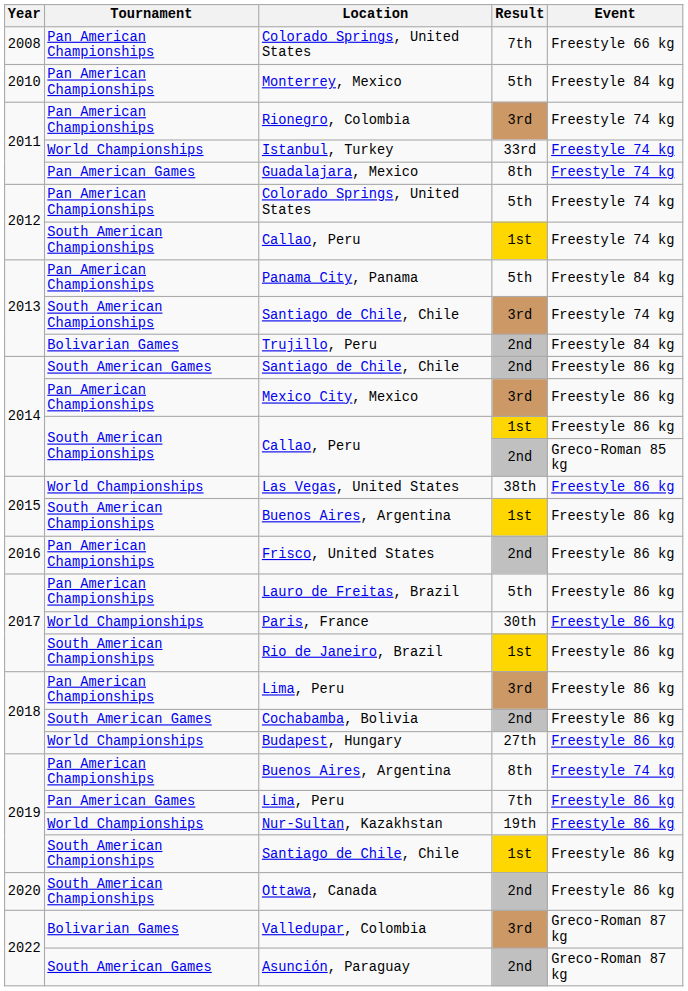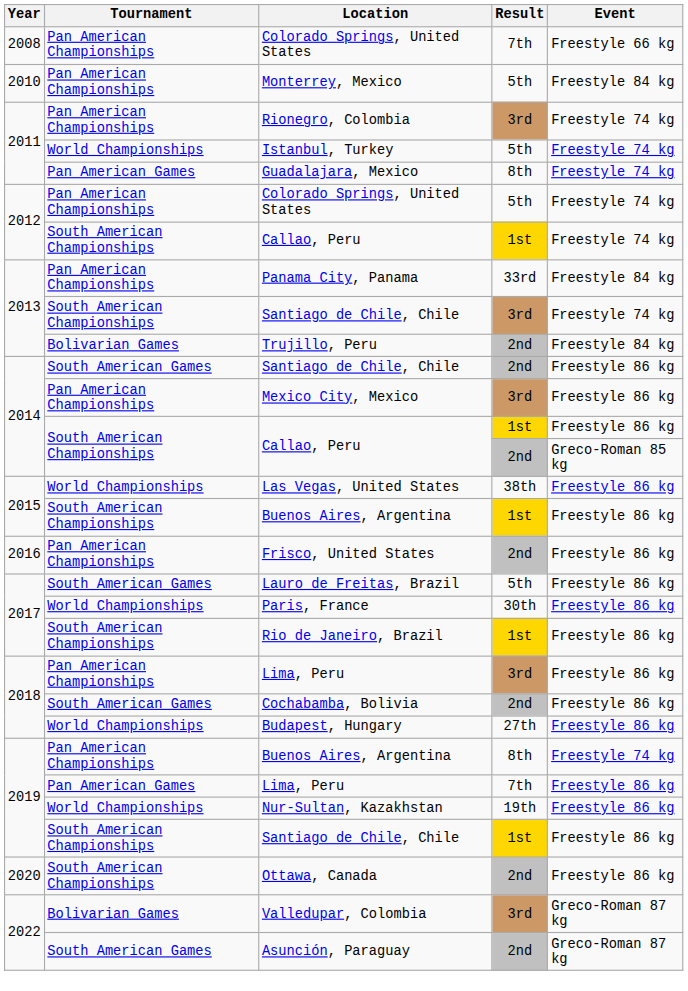(520, 151) 33rd -> (520, 151) 5th
(520, 278) 5th -> (520, 278) 33rd
(101, 593) Pan American Championships -> (130, 585) South American Games
